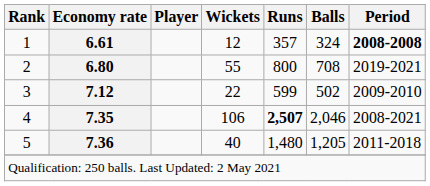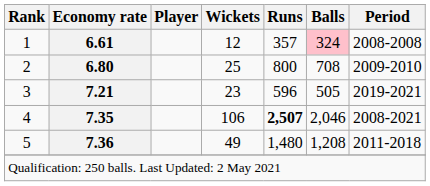(328, 42) no background -> (328, 42) pink background
(387, 42) bold -> (387, 42) normal
(233, 67) 55 -> (233, 67) 25
(387, 67) 2019-2021 -> (387, 67) 2009-2010
(100, 92) 7.12 -> (100, 92) 7.21
(233, 92) 22 -> (233, 92) 23
(285, 92) 599 -> (285, 92) 596
(328, 92) 502 -> (328, 92) 505
(387, 92) 2009-2010 -> (387, 92) 2019-2021
(233, 142) 40 -> (233, 142) 49
(328, 142) 1,205 -> (328, 142) 1,208
